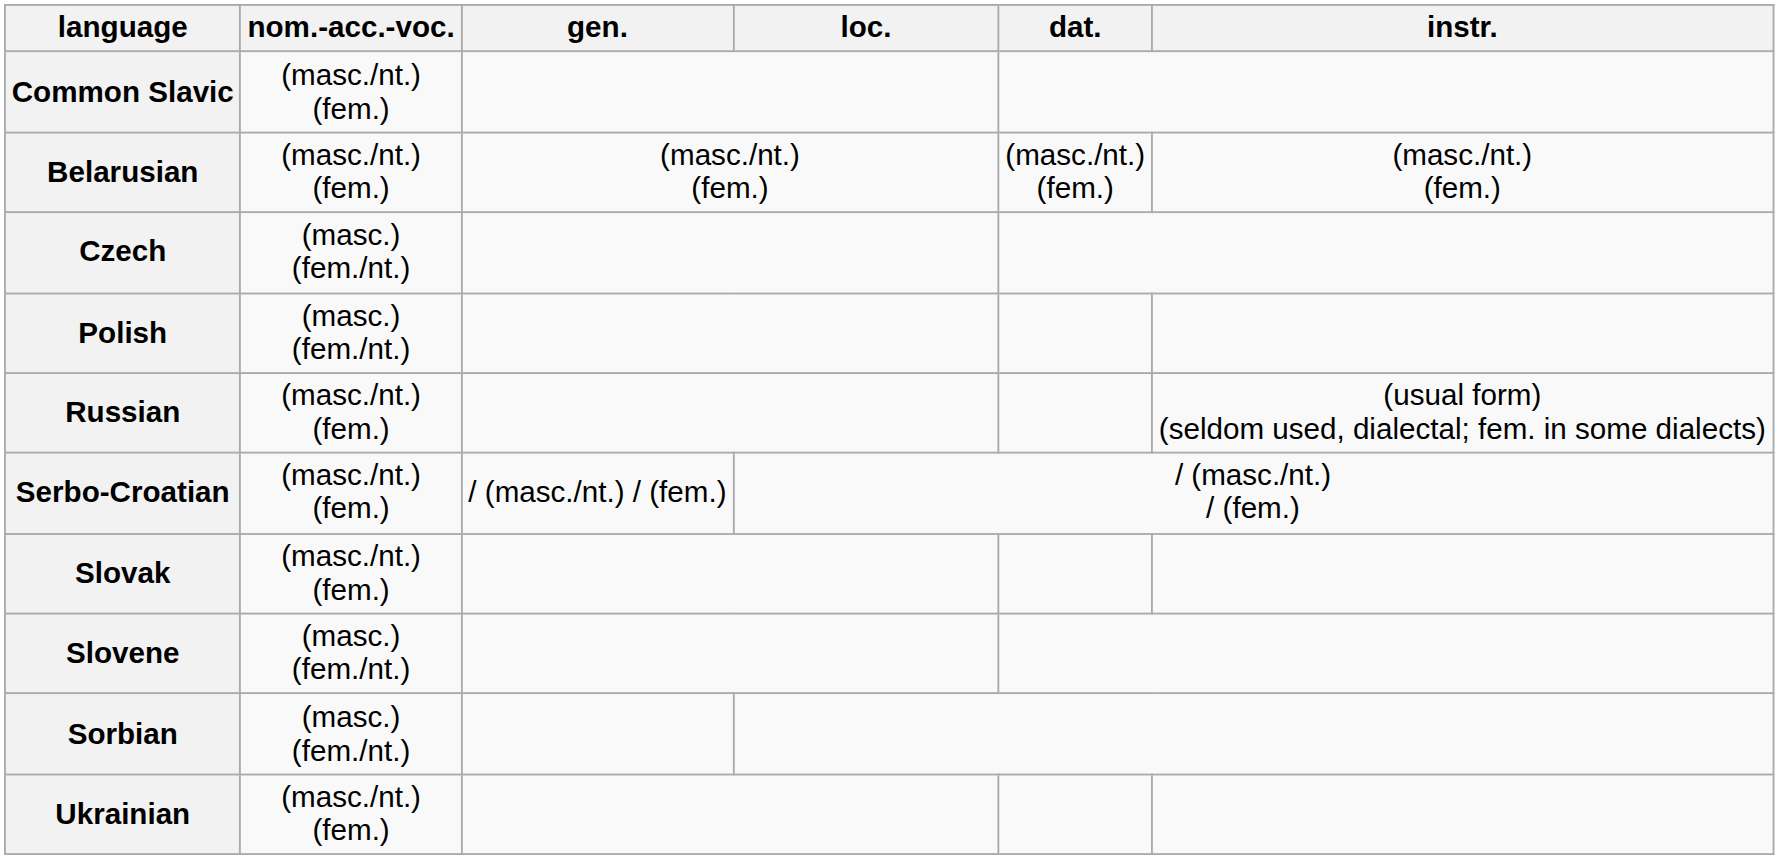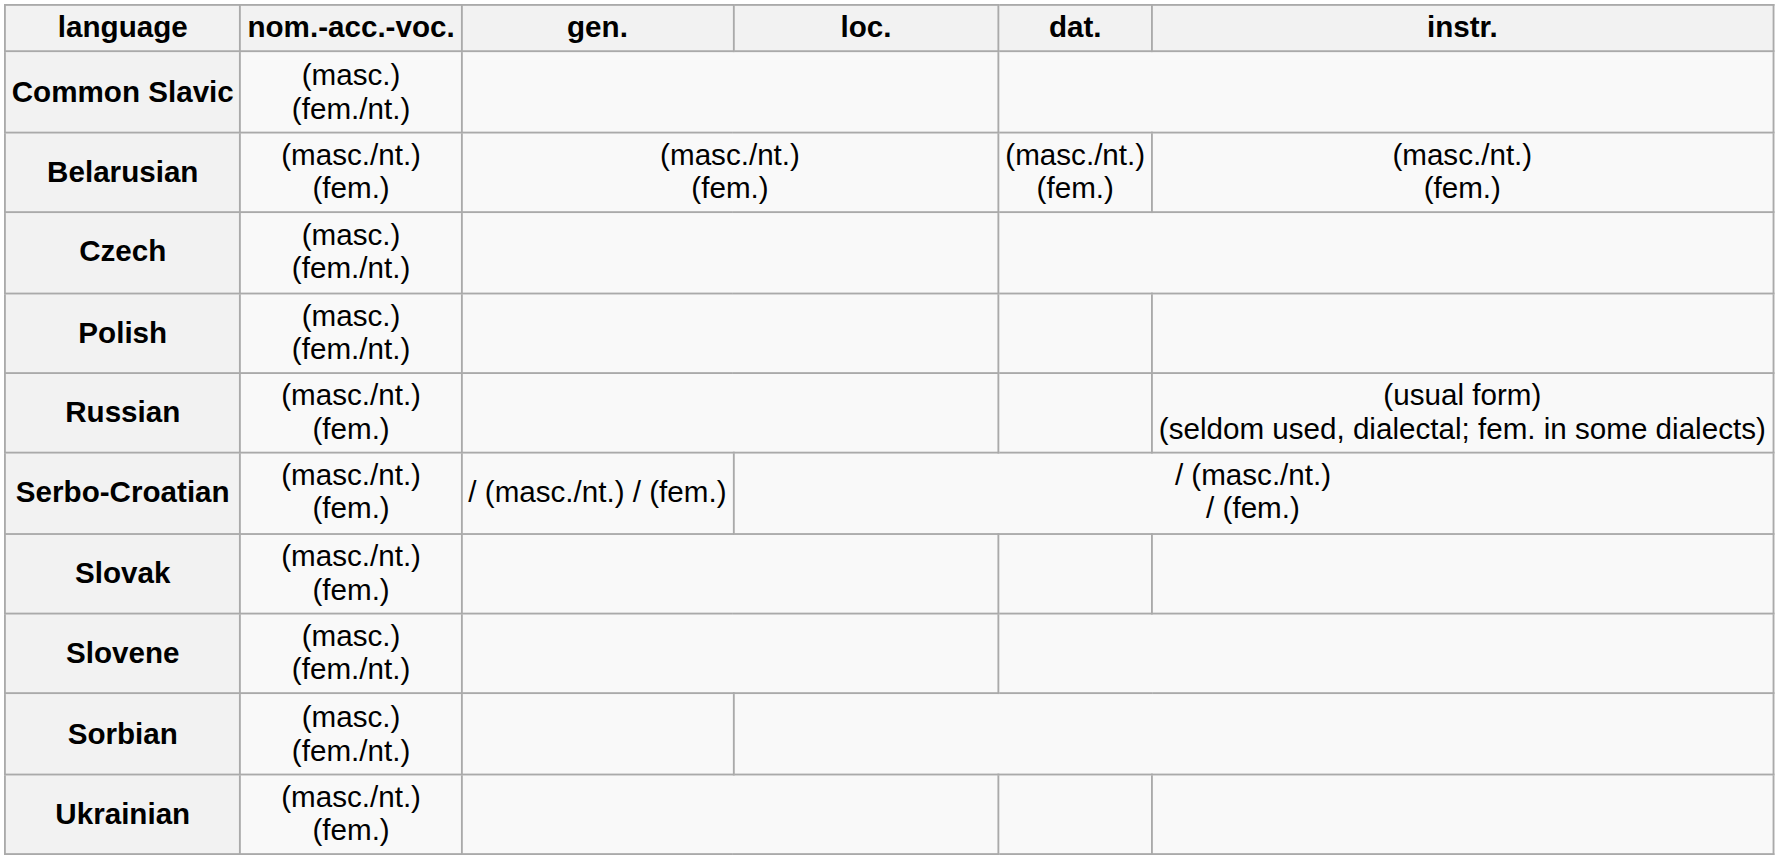(351, 91) (masc./nt.) (fem.) -> (351, 91) (masc.) (fem./nt.)
